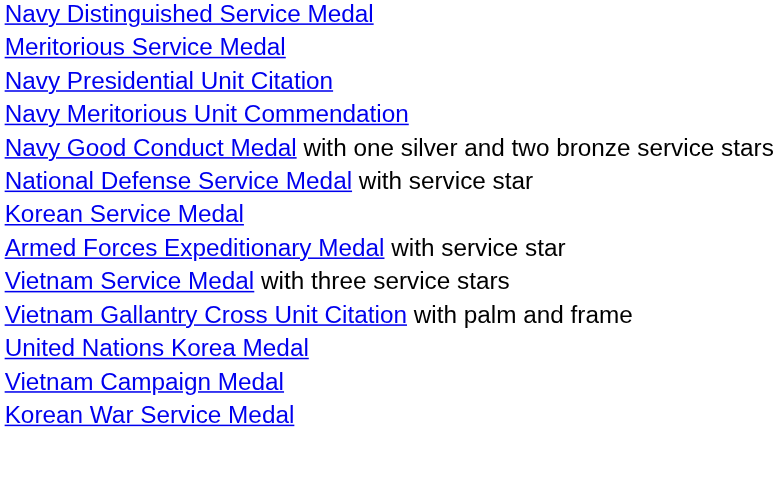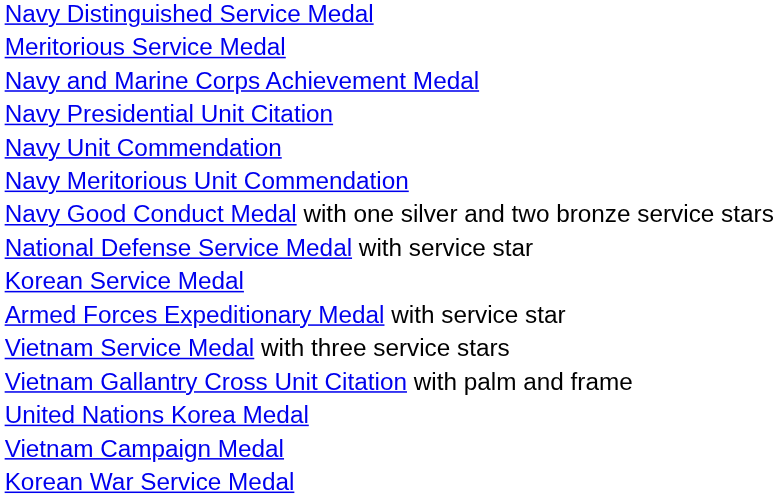+ row: (242, 80)
+ row: (143, 147)
